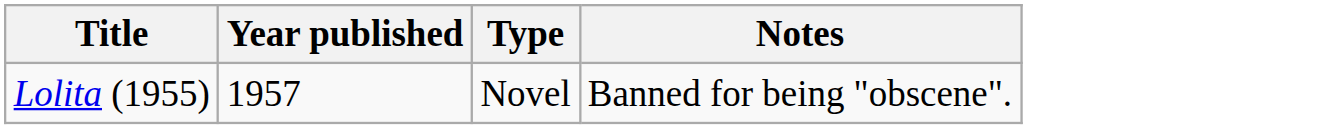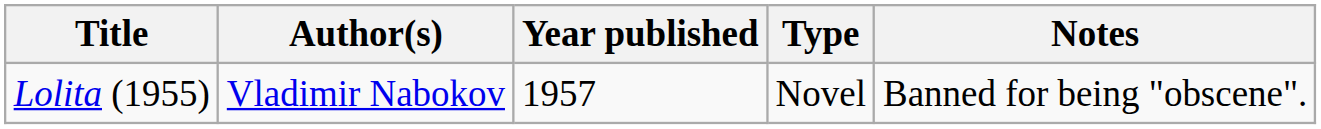+ column: (366, 33)
